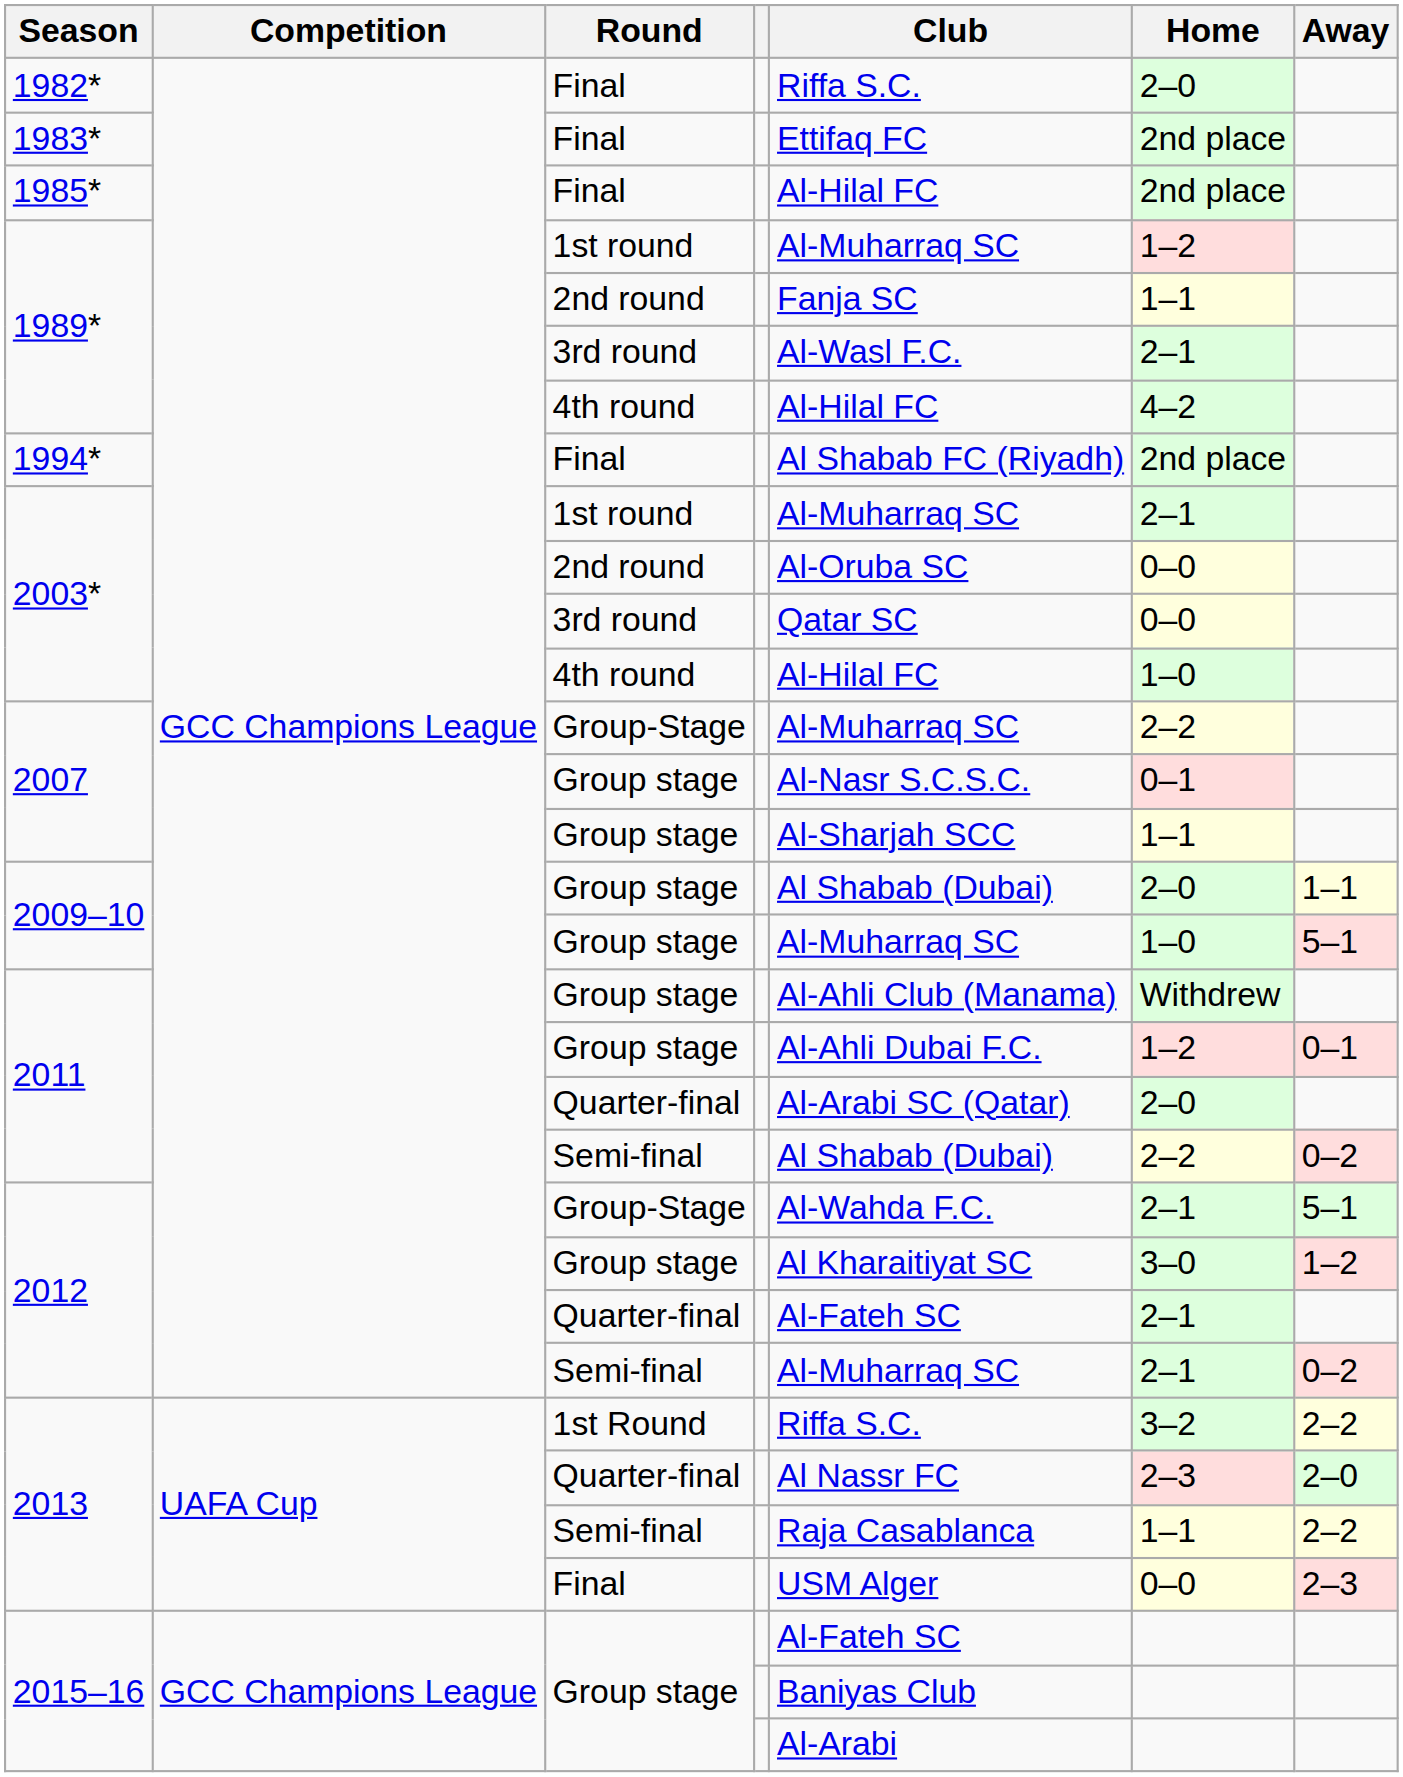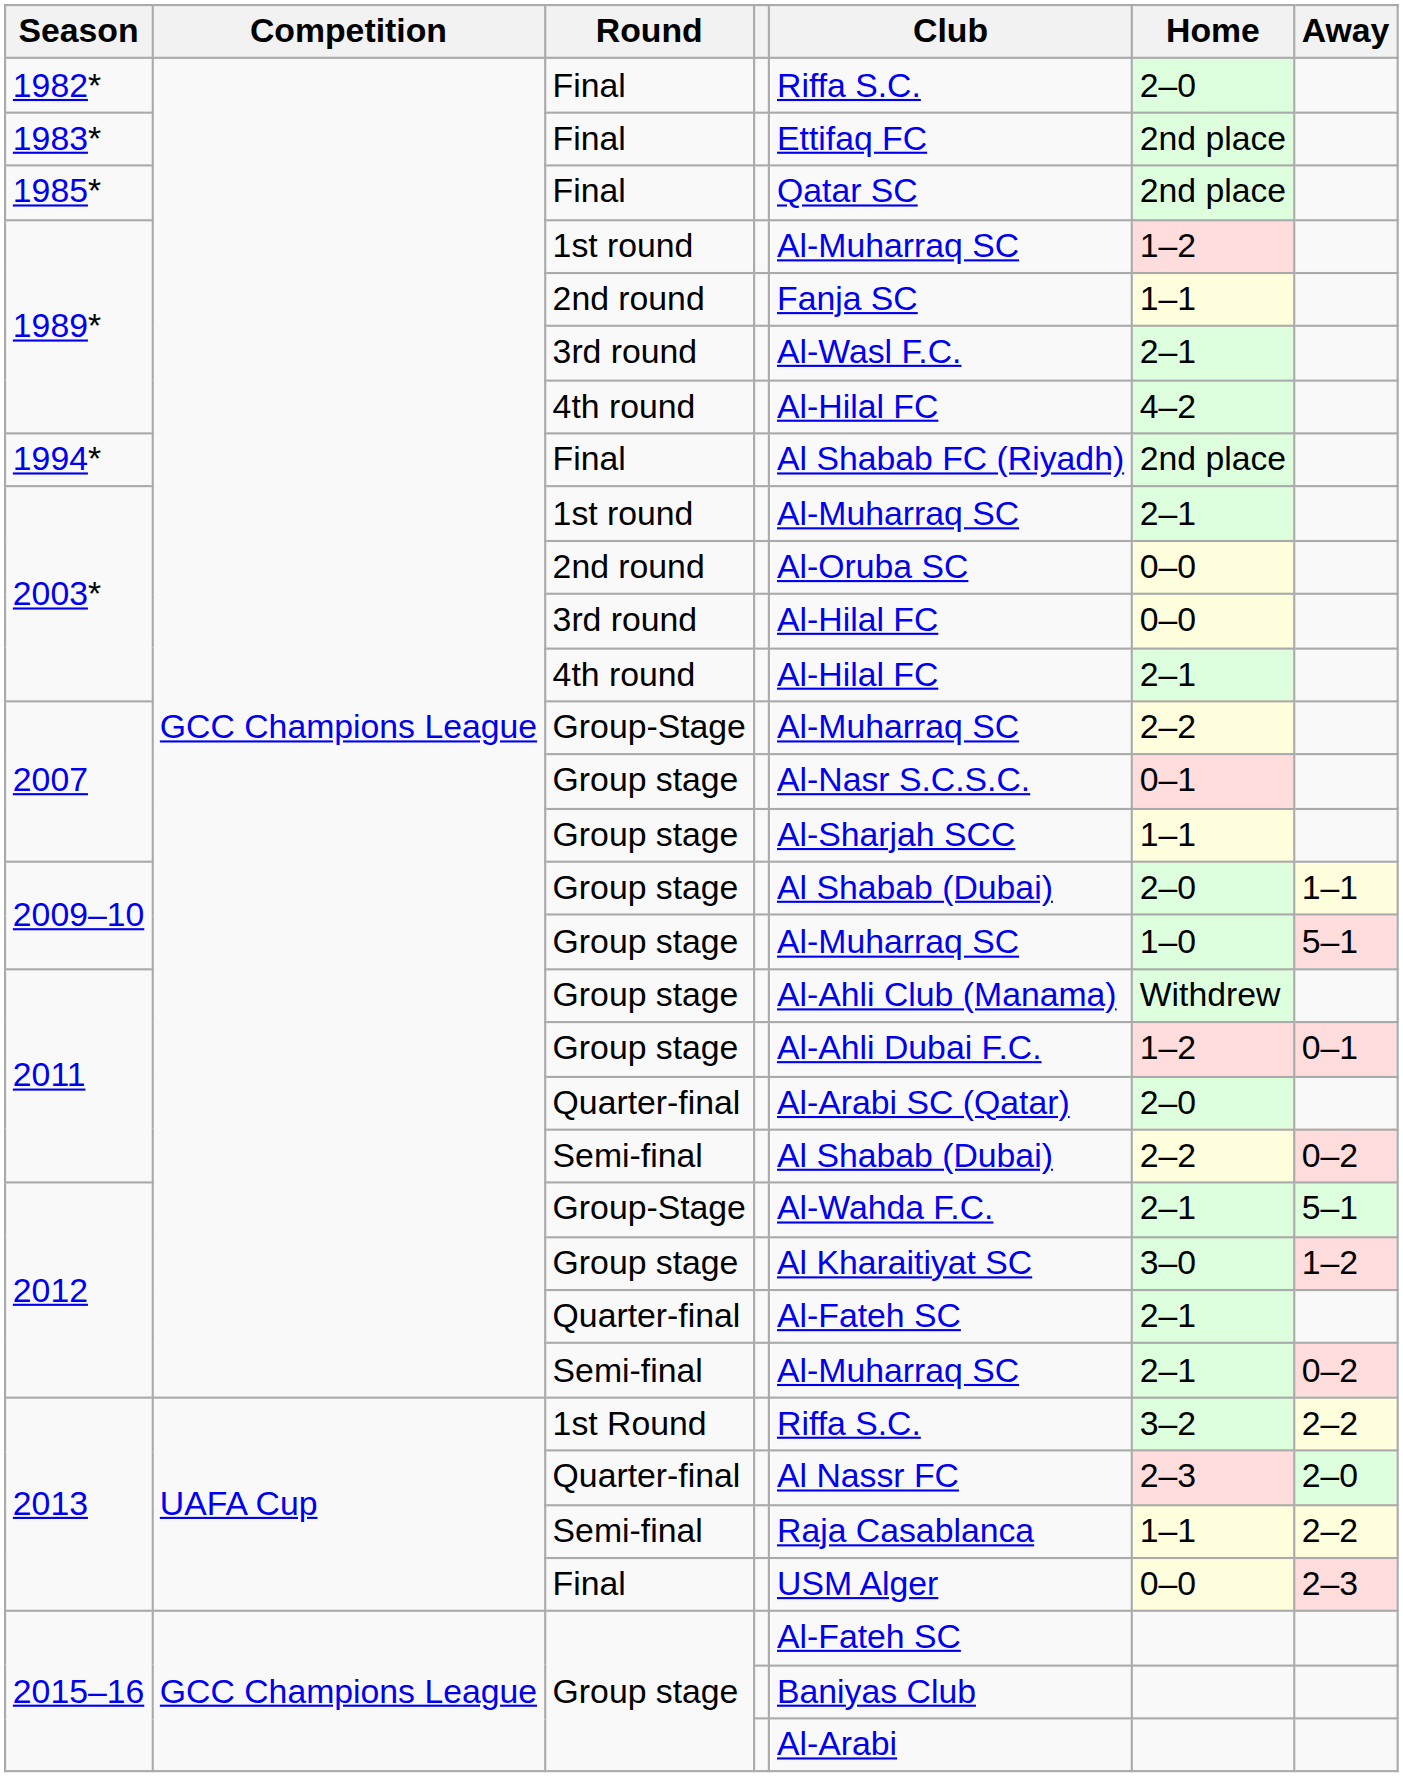(858, 191) Al-Hilal FC -> (847, 191) Qatar SC
(847, 620) Qatar SC -> (858, 620) Al-Hilal FC
(1168, 673) 1–0 -> (1168, 673) 2–1
